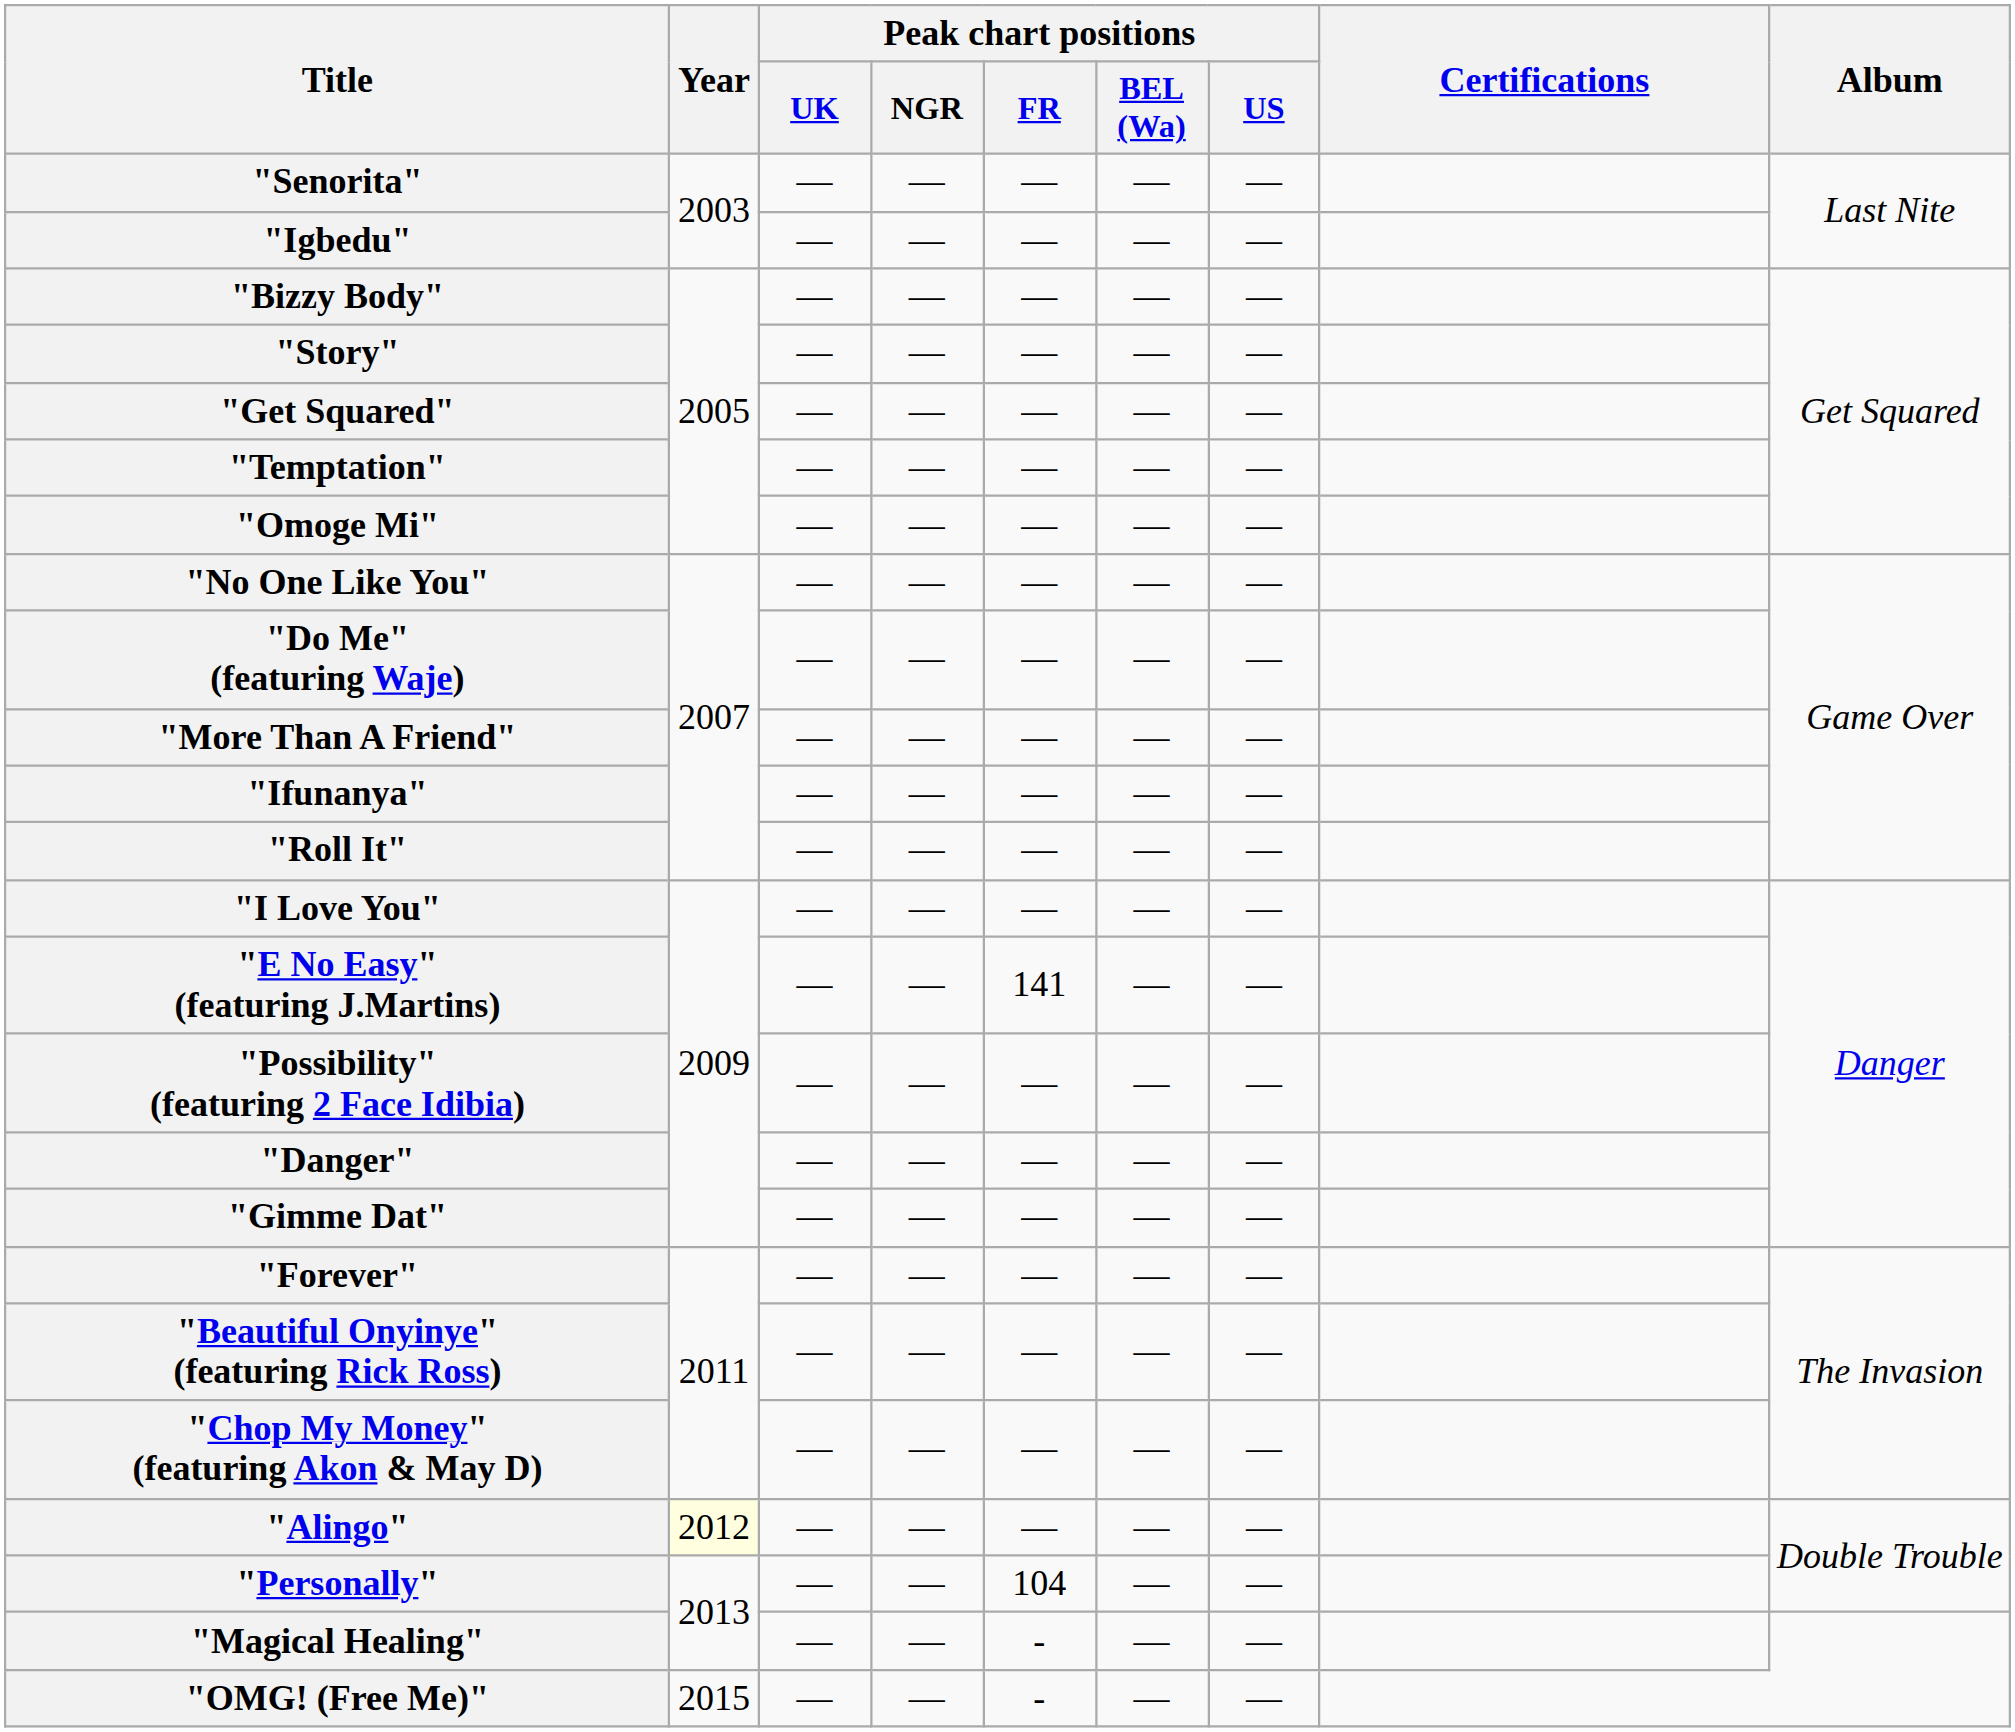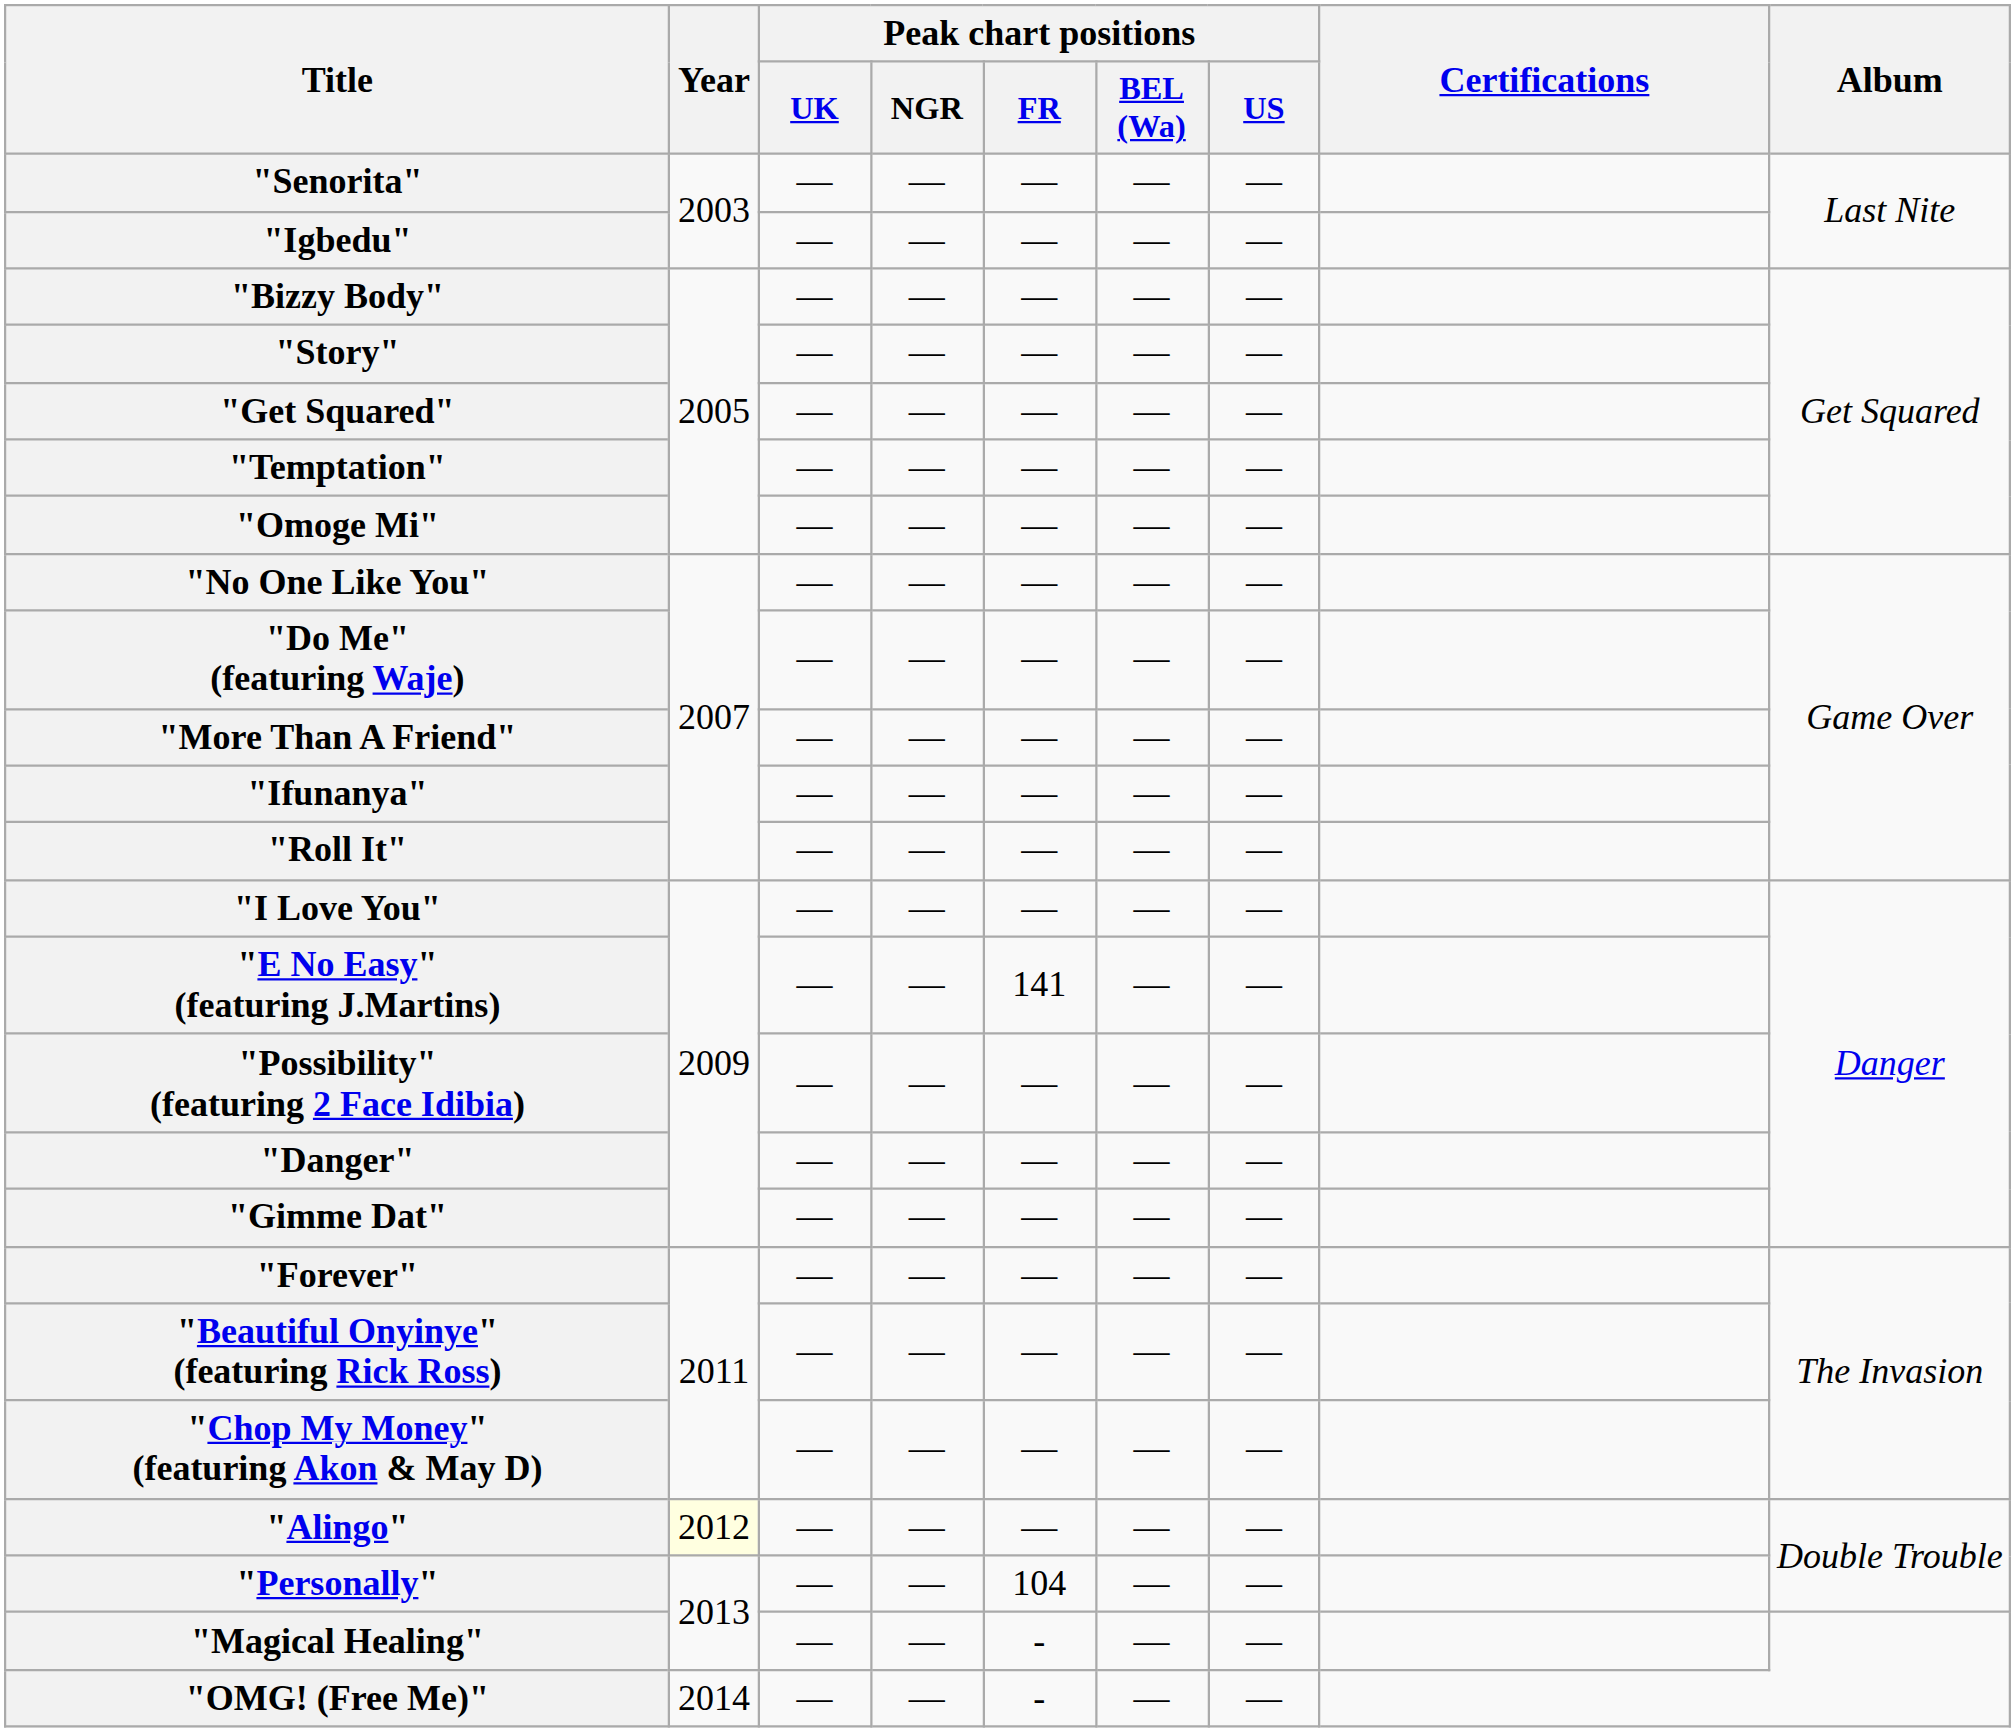(714, 1697) 2015 -> (714, 1697) 2014
